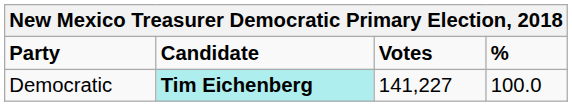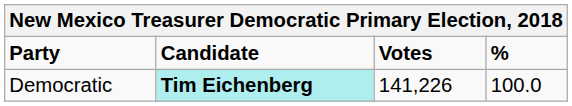(416, 85) 141,227 -> (416, 85) 141,226
